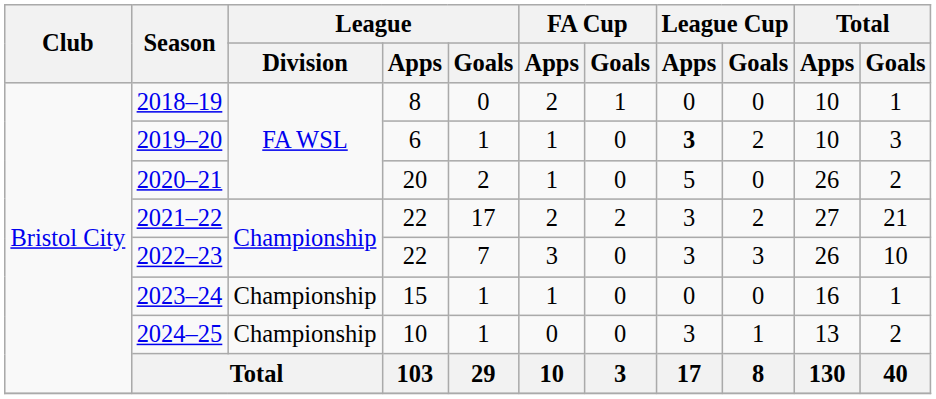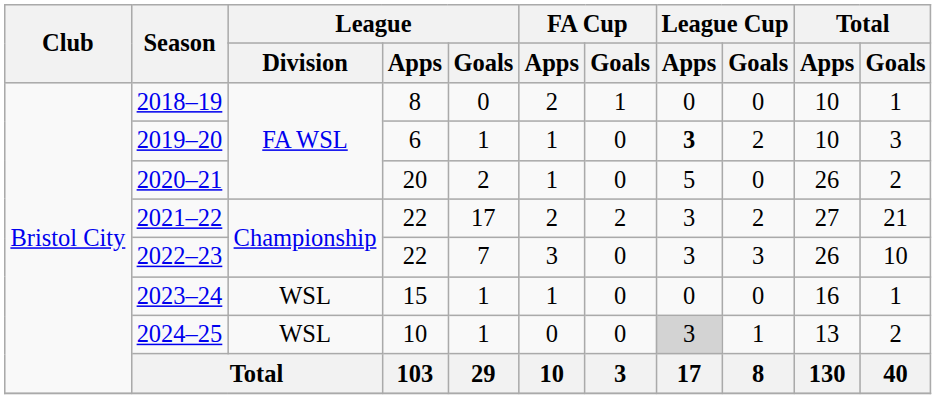(305, 295) Championship -> (305, 295) WSL
(305, 334) Championship -> (305, 334) WSL
(689, 334) no background -> (689, 334) lightgrey background
